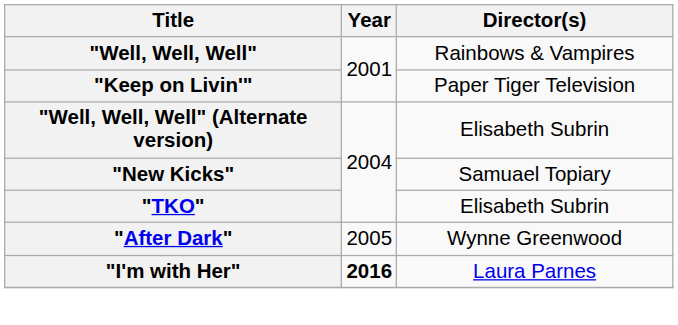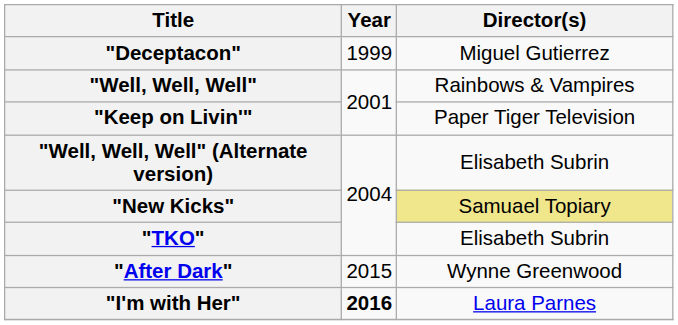+ row: (173, 53)
(535, 173) no background -> (535, 206) khaki background
(369, 238) 2005 -> (369, 271) 2015
